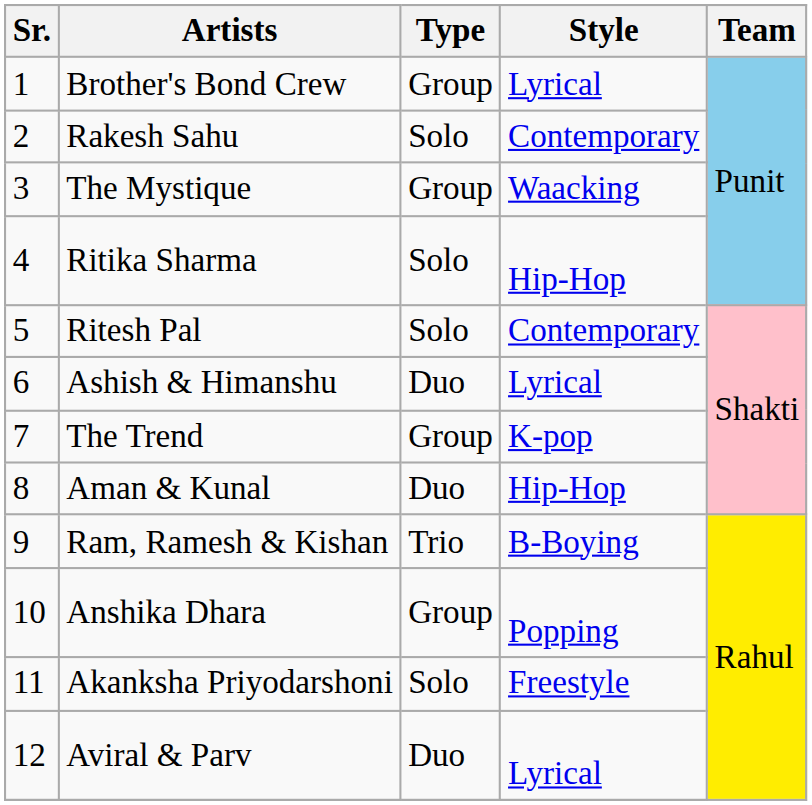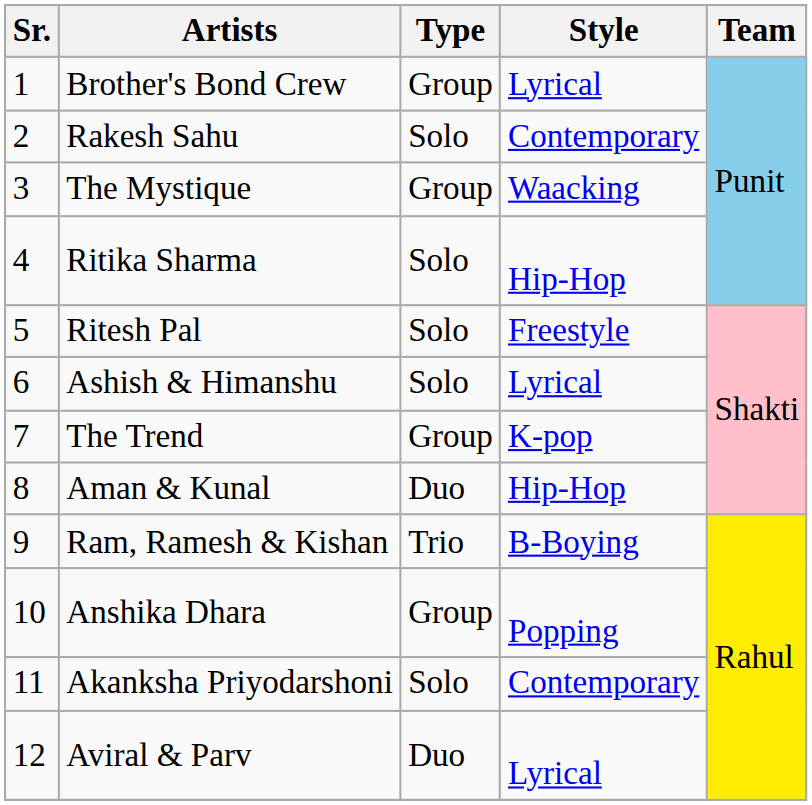(604, 330) Contemporary -> (569, 330) Freestyle
(437, 383) Duo -> (439, 383) Solo
(569, 683) Freestyle -> (604, 683) Contemporary
